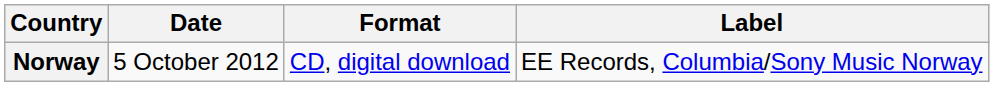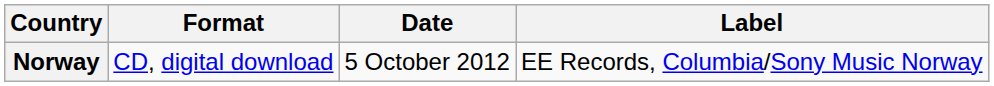columns swapped: (196, 23) <-> (400, 23)
